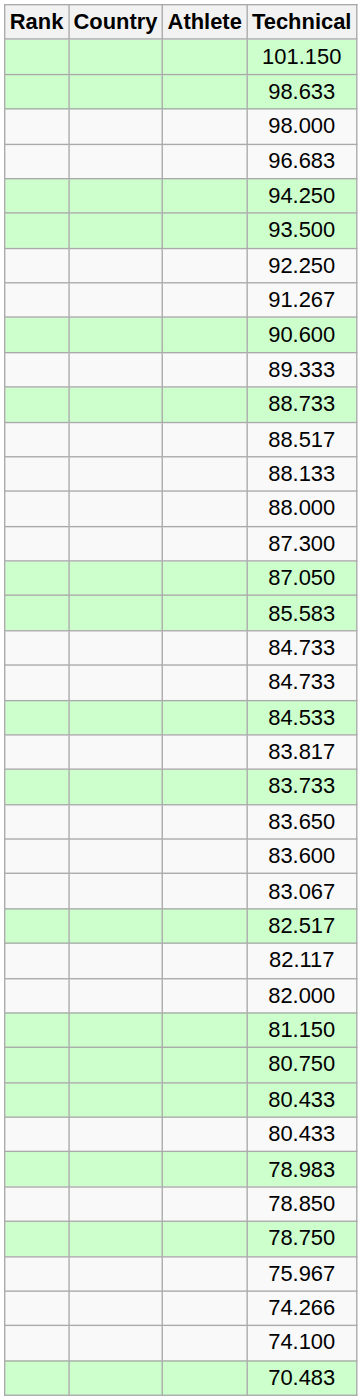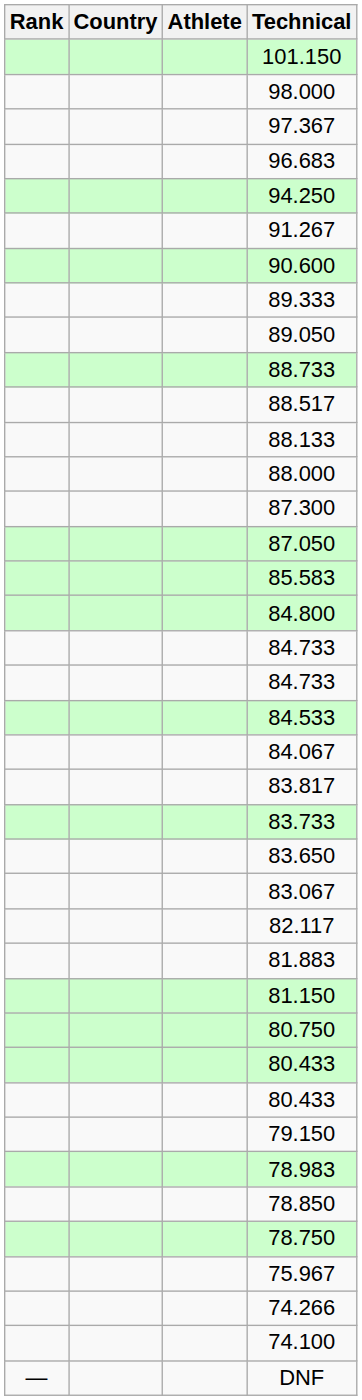- row: (37, 92)
+ row: (37, 126)
- row: (37, 231)
- row: (37, 265)
+ row: (37, 335)
+ row: (37, 613)
+ row: (37, 752)
- row: (37, 856)
- row: (37, 926)
- row: (37, 995)
+ row: (37, 961)
+ row: (37, 1135)
- row: (37, 1378)
+ row: (37, 1377)
